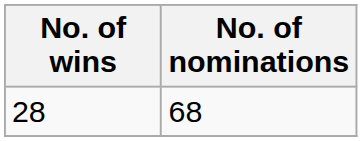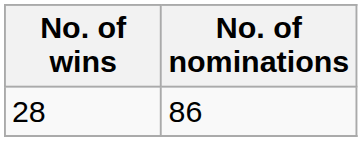(185, 111) 68 -> (185, 111) 86
